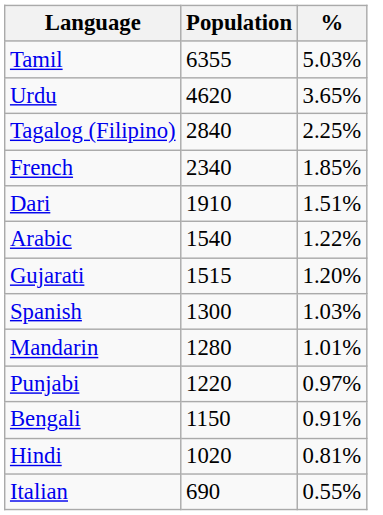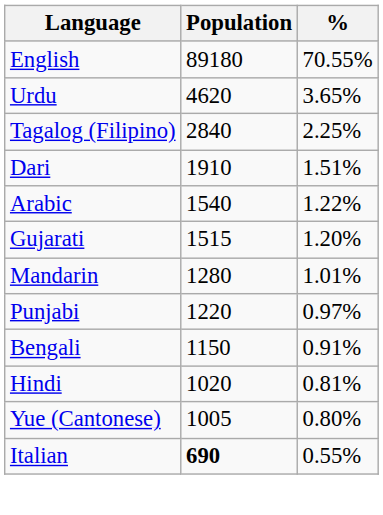+ row: (45, 59)
- row: (36, 59)
- row: (41, 167)
- row: (46, 311)
+ row: (85, 419)
(203, 491) normal -> (203, 455) bold
